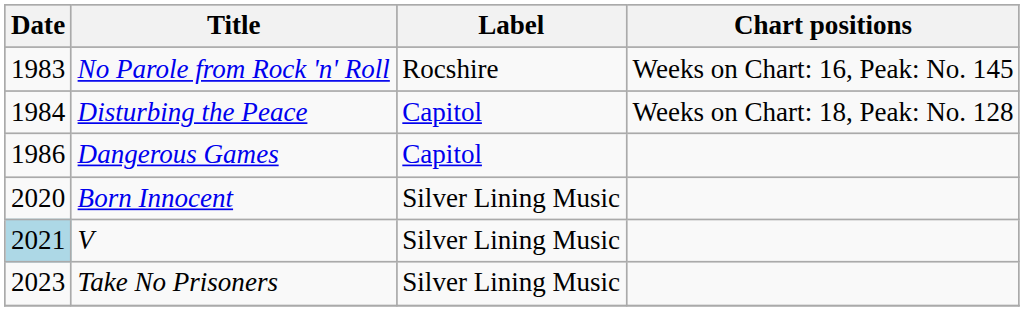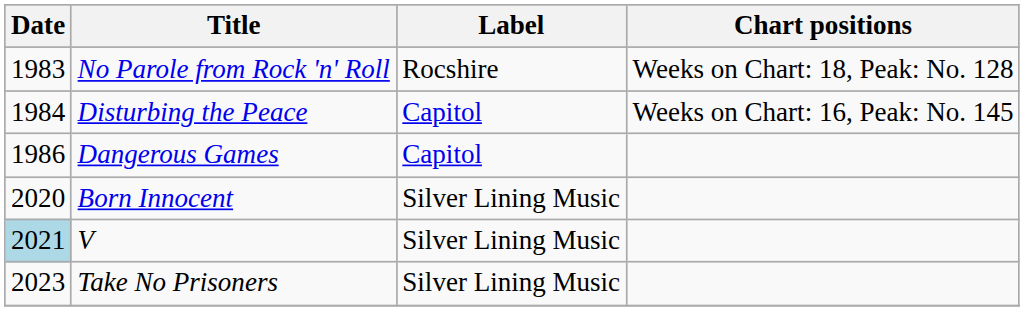(823, 68) Weeks on Chart: 16, Peak: No. 145 -> (823, 68) Weeks on Chart: 18, Peak: No. 128
(823, 111) Weeks on Chart: 18, Peak: No. 128 -> (823, 111) Weeks on Chart: 16, Peak: No. 145
